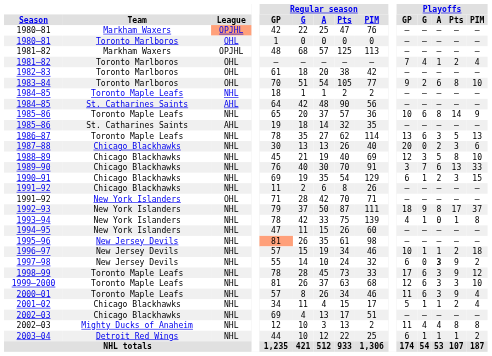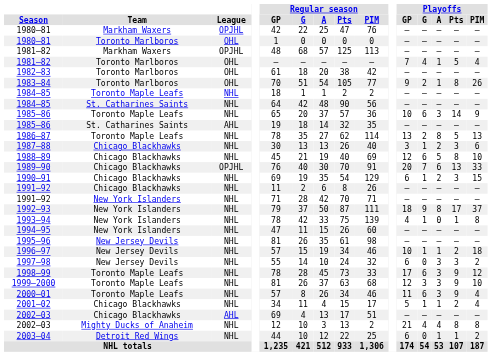(231, 30) lightsalmon background -> (231, 30) no background
(456, 62) 2 -> (456, 62) 5
(439, 83) 6 -> (439, 83) 1
(477, 83) 10 -> (477, 83) 26
(231, 104) AHL -> (231, 104) NHL
(439, 115) 8 -> (439, 115) 3
(424, 136) 6 -> (424, 136) 2
(439, 136) 3 -> (439, 136) 8
(407, 146) 20 -> (407, 146) 3
(424, 146) 0 -> (424, 146) 1
(424, 157) 3 -> (424, 157) 6
(231, 167) NHL -> (231, 167) OPJHL
(407, 167) 3 -> (407, 167) 20
(231, 199) OHL -> (231, 199) NHL
(276, 241) lightsalmon background -> (276, 241) no background
(439, 262) bold -> (439, 262) normal
(456, 262) 9 -> (456, 262) 3
(424, 283) 6 -> (424, 283) 3
(456, 283) 3 -> (456, 283) 9
(231, 315) NHL -> (231, 315) AHL
(407, 325) 11 -> (407, 325) 21
(424, 336) 1 -> (424, 336) 0
